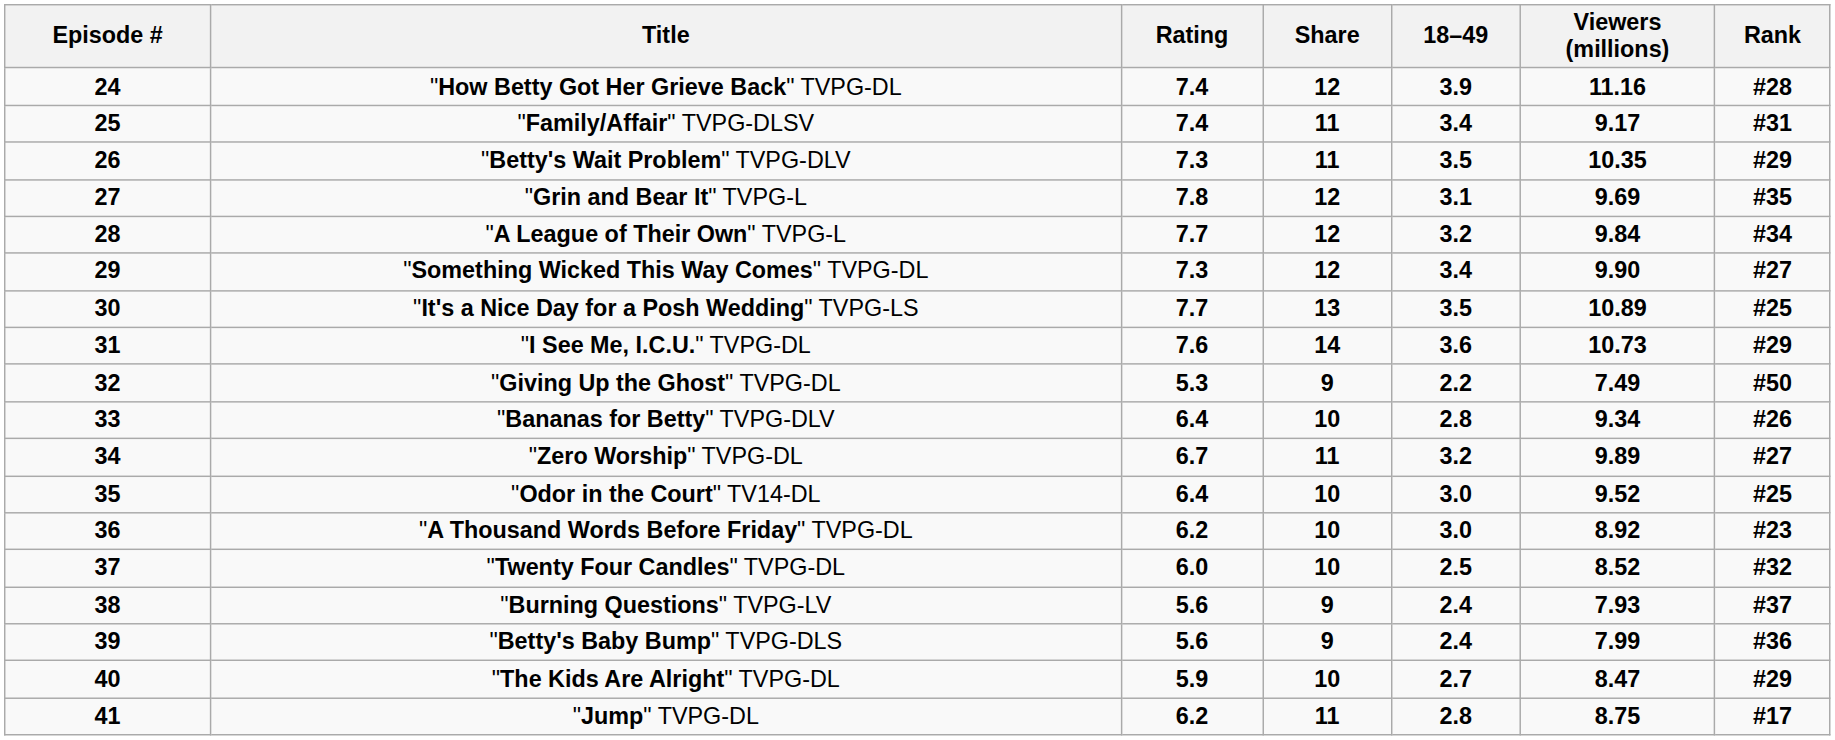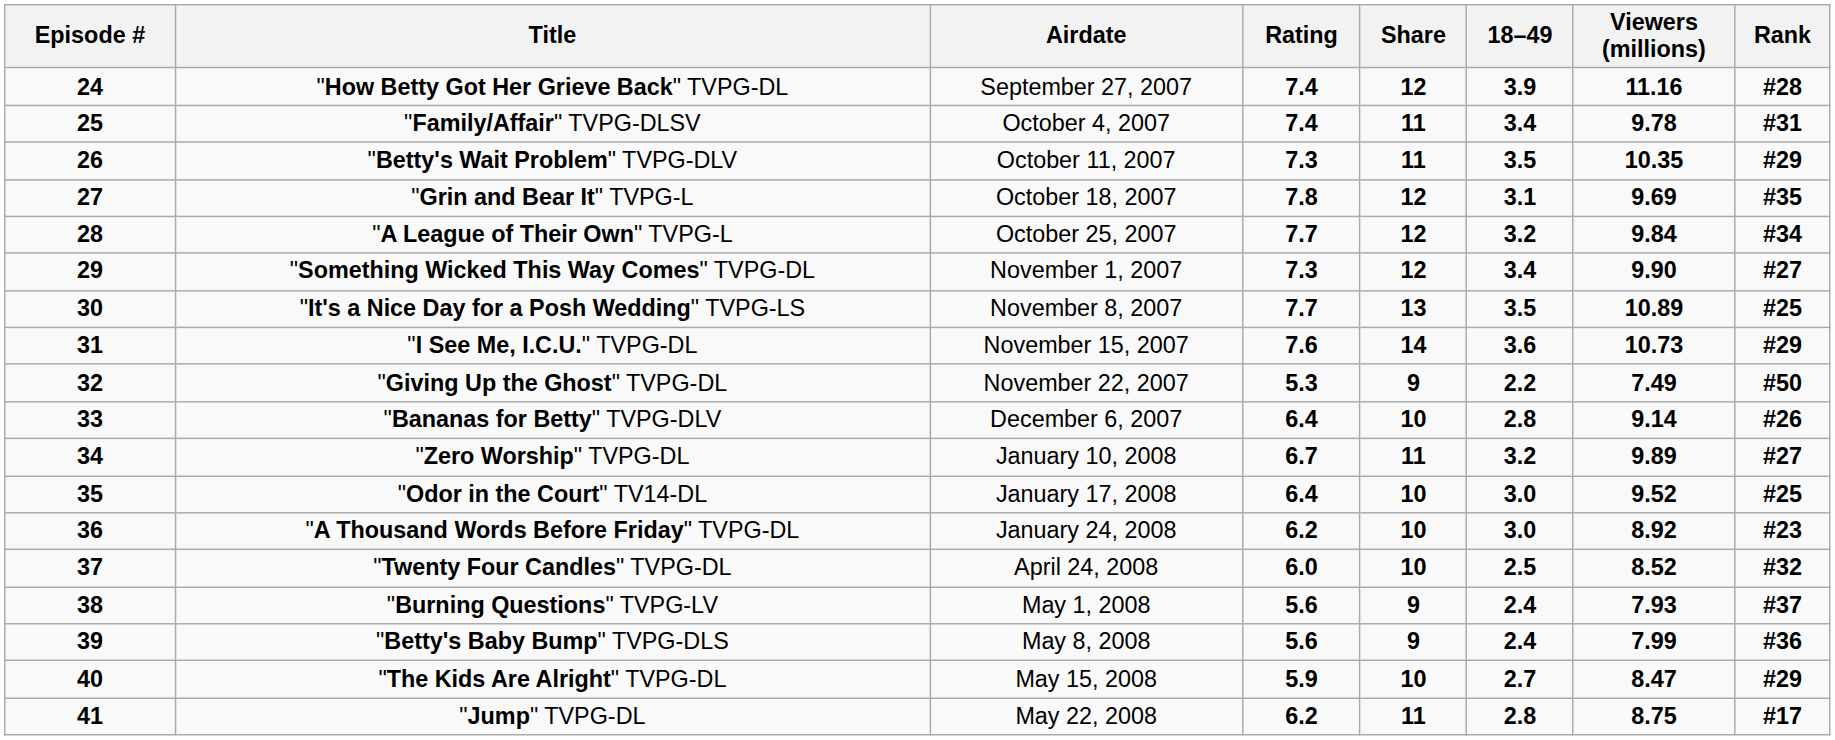+ column: (1086, 36)
(1617, 123) 9.17 -> (1654, 123) 9.78
(1617, 419) 9.34 -> (1654, 419) 9.14
